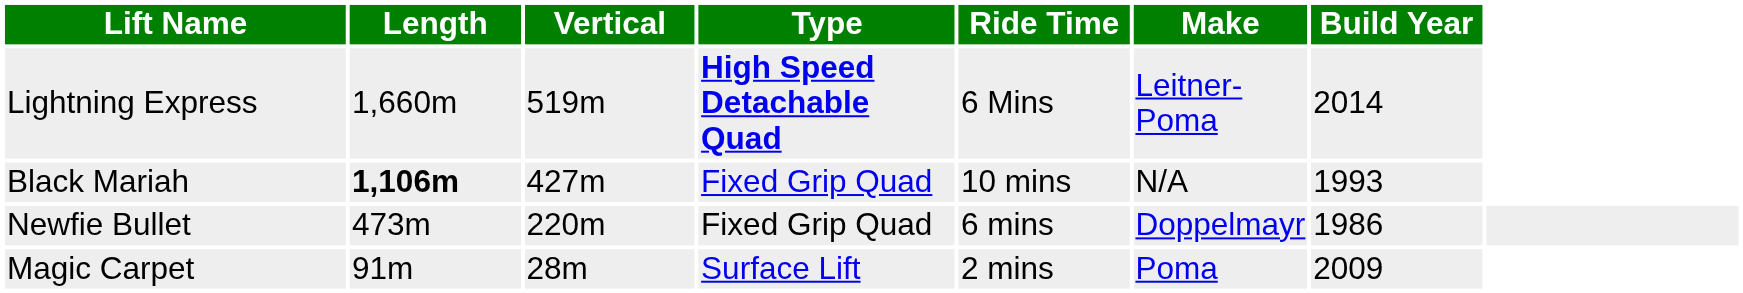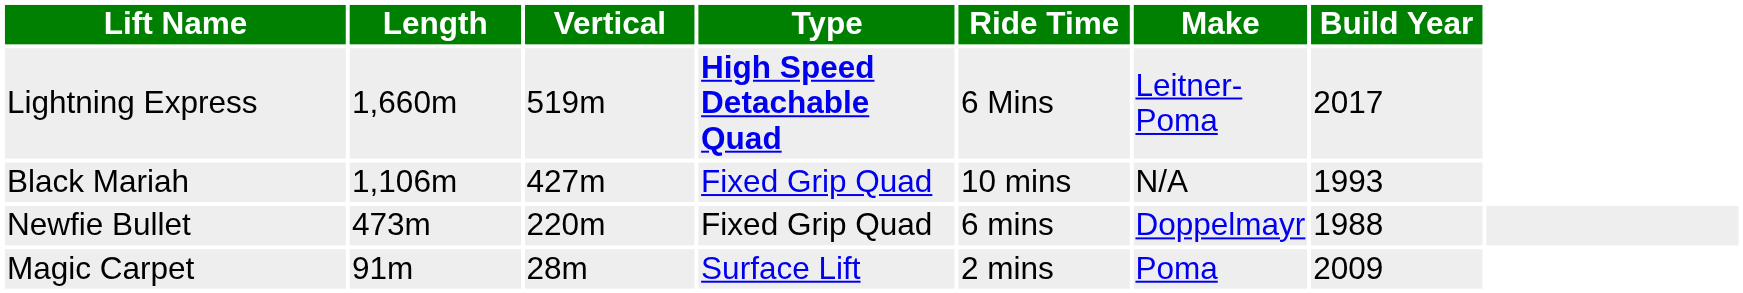(1348, 102) 2014 -> (1348, 102) 2017
(405, 181) bold -> (405, 181) normal
(1348, 225) 1986 -> (1348, 225) 1988
